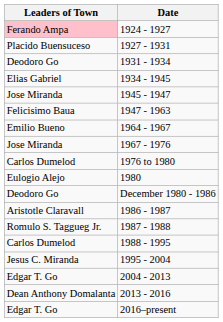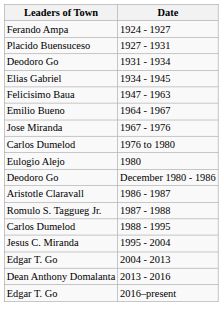(37, 29) pink background -> (37, 29) no background
- row: (145, 95)
